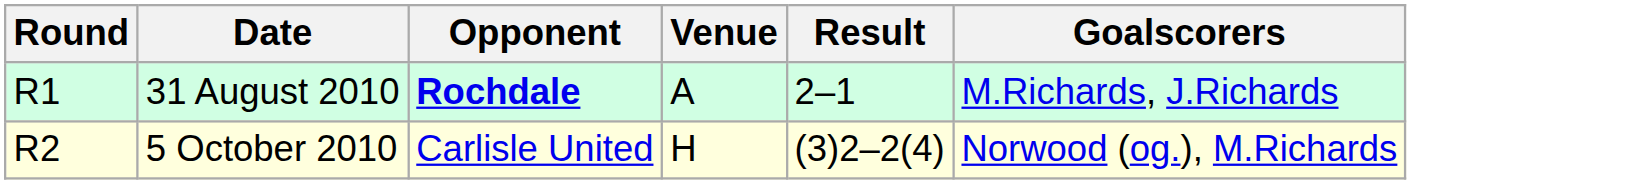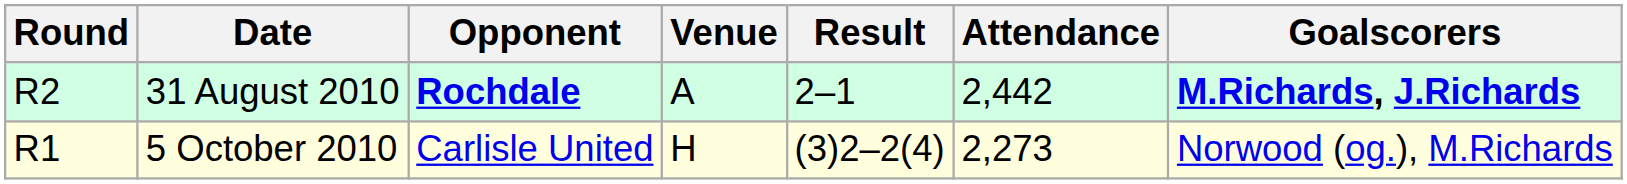+ column: (1061, 33)
(37, 91) R1 -> (37, 91) R2
(1150, 91) normal -> (1379, 91) bold
(37, 149) R2 -> (37, 149) R1
